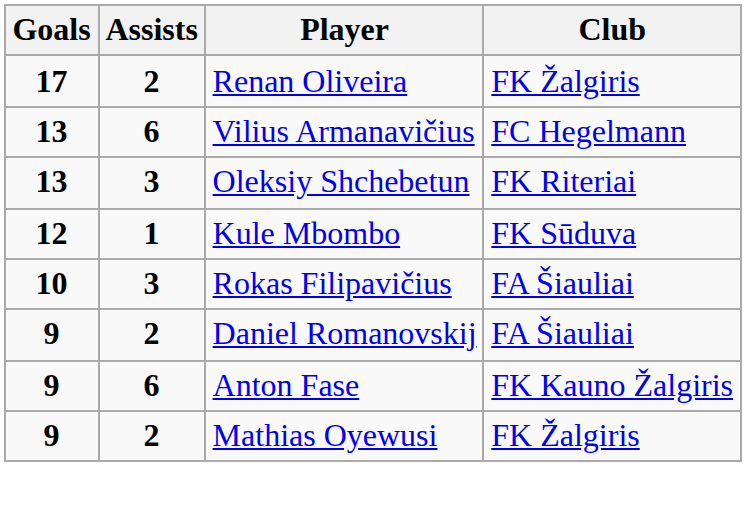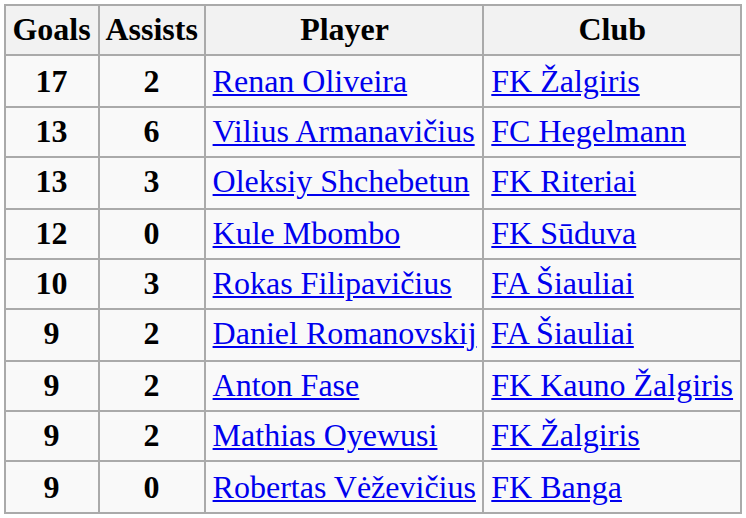(152, 232) 1 -> (152, 232) 0
(152, 385) 6 -> (152, 385) 2
+ row: (344, 486)
